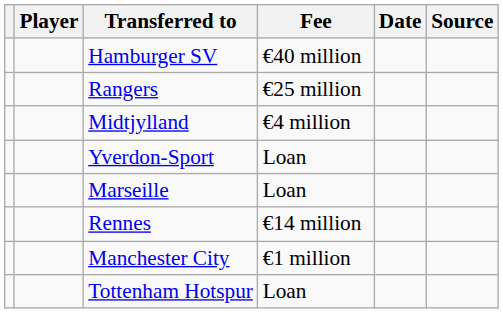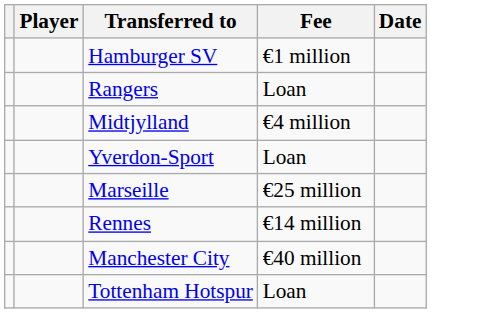- column: (462, 21)
(312, 55) €40 million -> (307, 55) €1 million
(312, 88) €25 million -> (285, 88) Loan
(285, 190) Loan -> (312, 190) €25 million
(307, 257) €1 million -> (312, 257) €40 million
